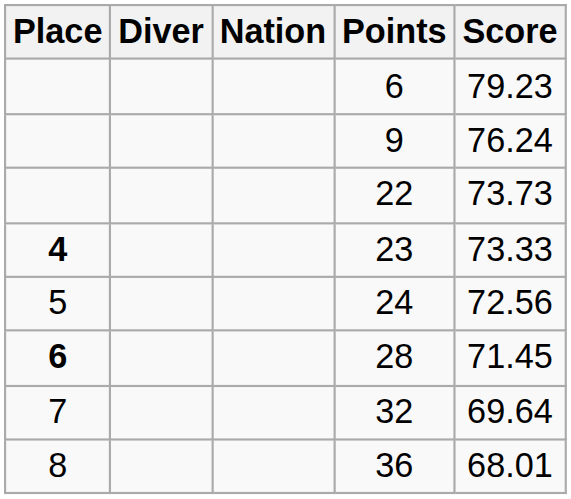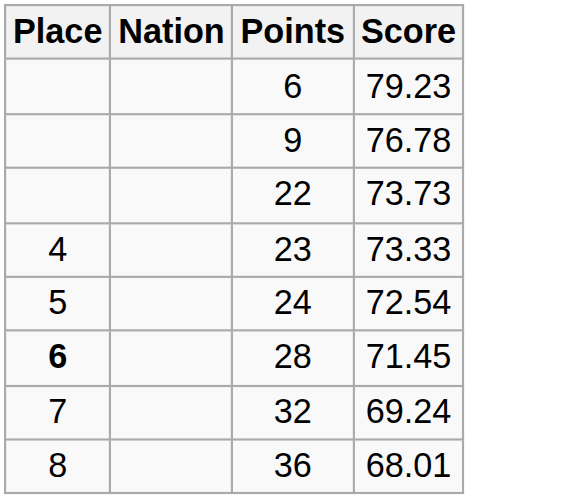- column: (161, 31)
(510, 140) 76.24 -> (409, 140) 76.78
(58, 248) bold -> (58, 248) normal
(510, 303) 72.56 -> (409, 303) 72.54
(510, 411) 69.64 -> (409, 411) 69.24
